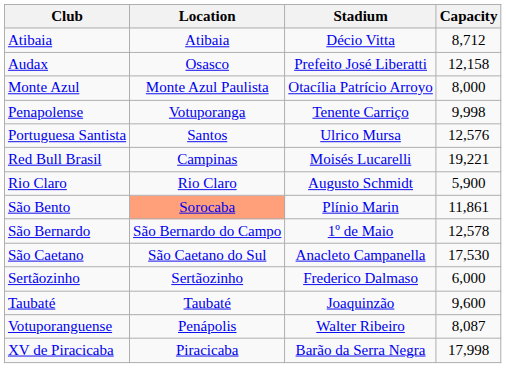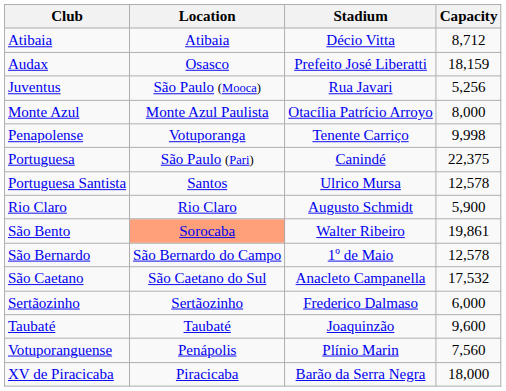(469, 64) 12,158 -> (469, 64) 18,159
+ row: (34, 87)
+ row: (41, 159)
(469, 135) 12,576 -> (469, 183) 12,578
- row: (55, 159)
(361, 207) Plínio Marin -> (361, 231) Walter Ribeiro
(469, 207) 11,861 -> (469, 231) 19,861
(469, 254) 17,530 -> (469, 278) 17,532
(361, 326) Walter Ribeiro -> (361, 350) Plínio Marin
(469, 326) 8,087 -> (469, 350) 7,560
(469, 350) 17,998 -> (469, 374) 18,000
